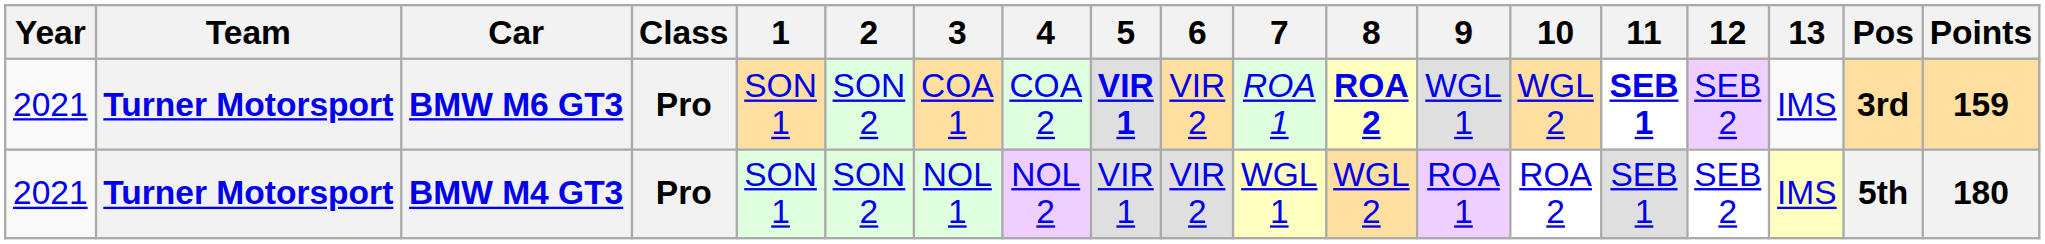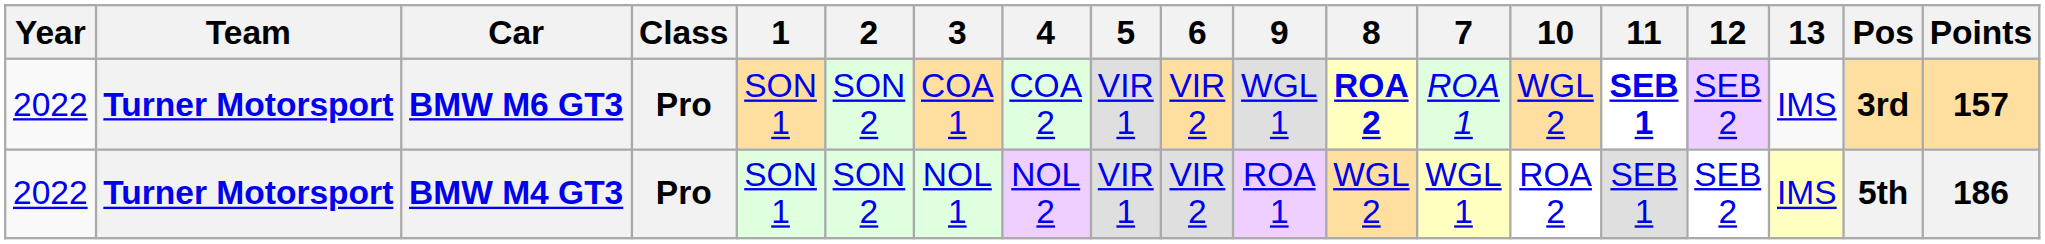columns swapped: (1279, 32) <-> (1463, 32)
(50, 104) 2021 -> (50, 104) 2022
(1126, 104) bold -> (1126, 104) normal
(1981, 104) 159 -> (1981, 104) 157
(50, 194) 2021 -> (50, 194) 2022
(1981, 194) 180 -> (1981, 194) 186
